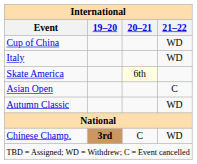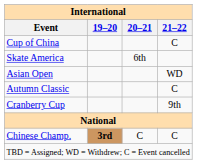(175, 43) WD -> (175, 43) C
- row: (15, 58)
(140, 74) lightyellow background -> (140, 58) no background
(175, 89) C -> (175, 74) WD
(175, 105) WD -> (175, 89) C
+ row: (36, 105)
(175, 136) WD -> (175, 136) C
